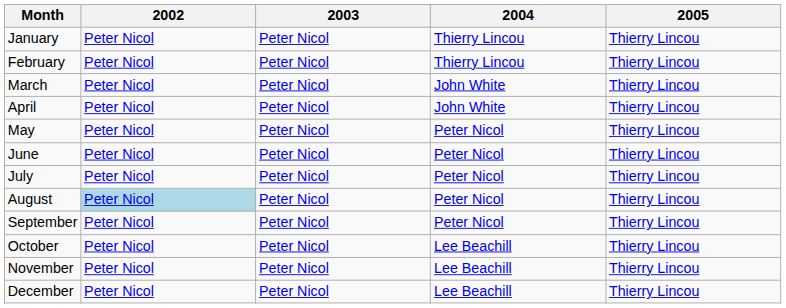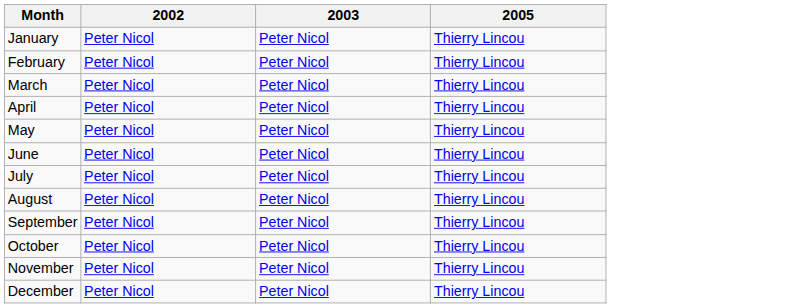- column: (518, 15)
(119, 199) lightblue background -> (119, 199) no background
